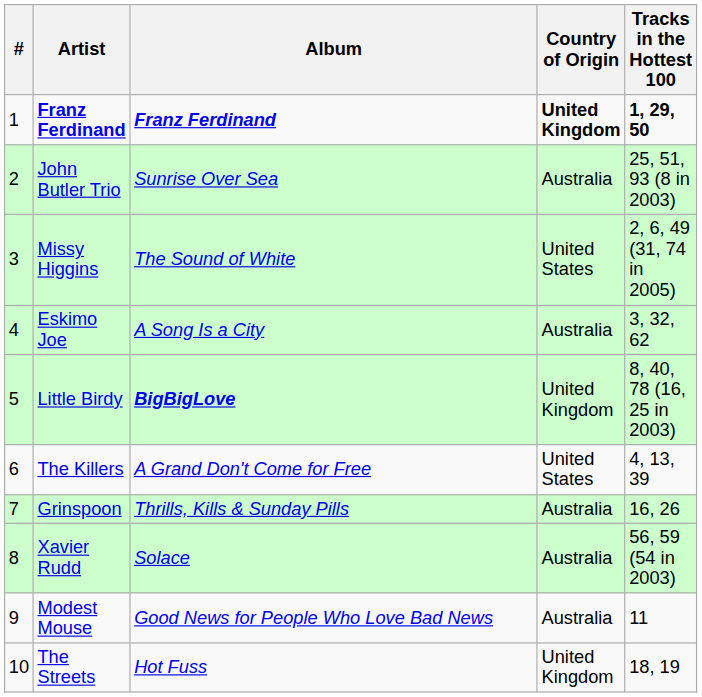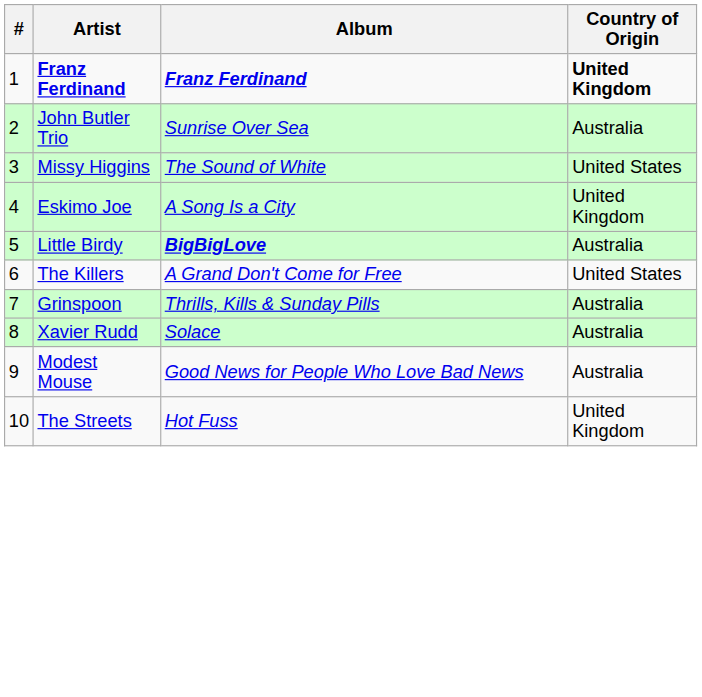- column: (661, 49)
(577, 329) Australia -> (608, 206) United Kingdom
(578, 399) United Kingdom -> (608, 245) Australia
